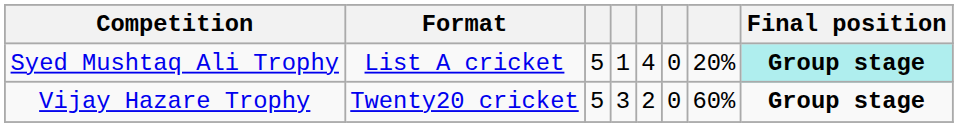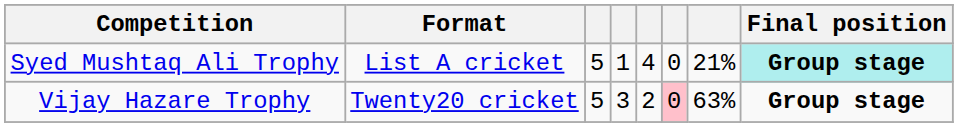(714, 63) 20% -> (714, 63) 21%
(674, 102) no background -> (674, 102) pink background
(714, 102) 60% -> (714, 102) 63%
